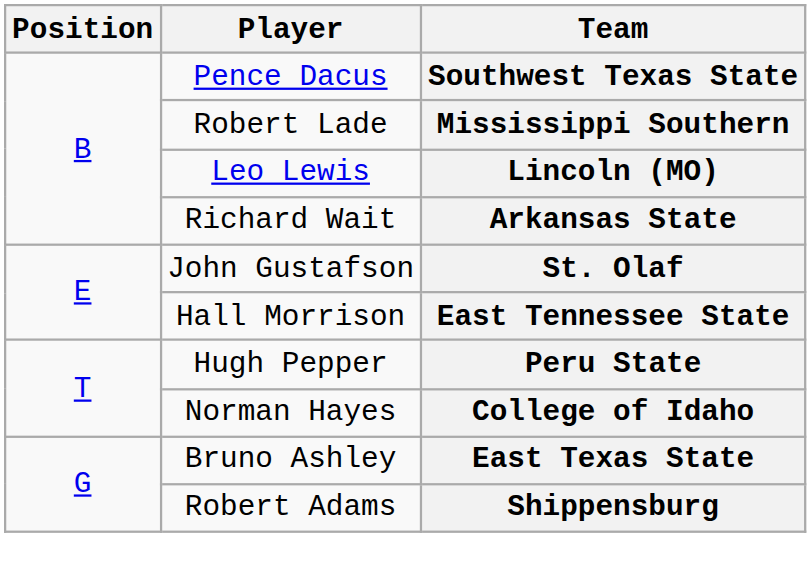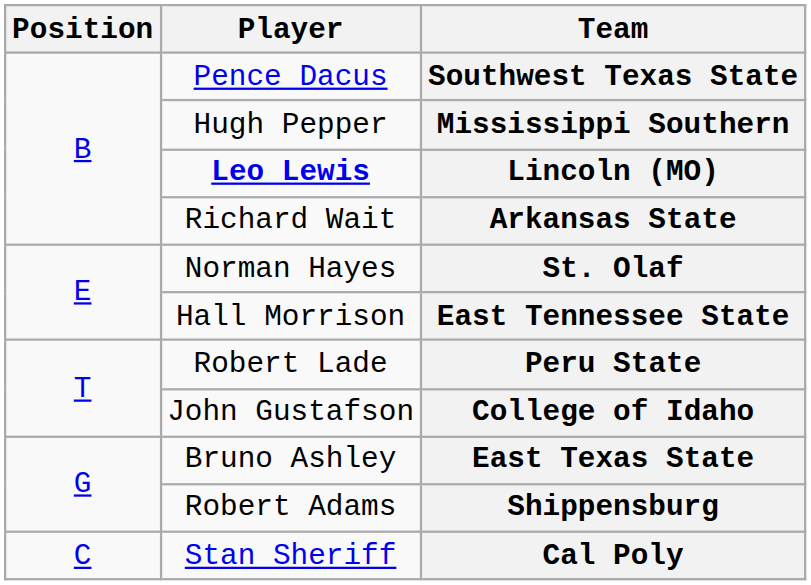(291, 125) Robert Lade -> (291, 125) Hugh Pepper
(291, 173) normal -> (291, 173) bold
(291, 268) John Gustafson -> (291, 268) Norman Hayes
(291, 364) Hugh Pepper -> (291, 364) Robert Lade
(291, 412) Norman Hayes -> (291, 412) John Gustafson
+ row: (613, 556)
